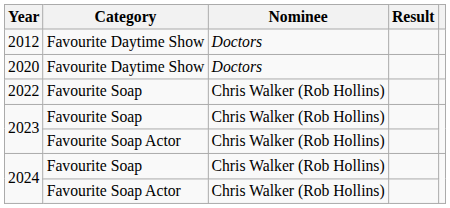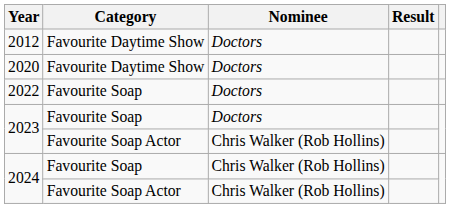(298, 91) Chris Walker (Rob Hollins) -> (237, 91) Doctors
(298, 116) Chris Walker (Rob Hollins) -> (237, 116) Doctors
